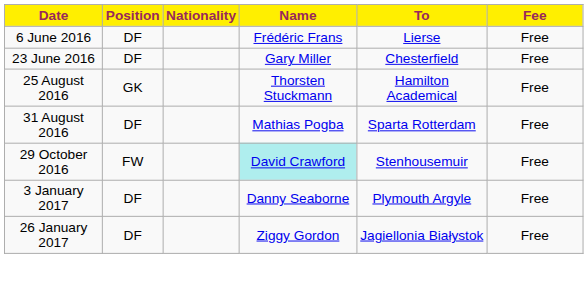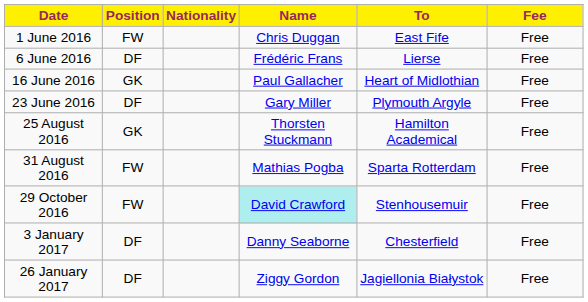+ row: (54, 37)
+ row: (54, 81)
(422, 59) Chesterfield -> (422, 102) Plymouth Argyle
(133, 125) DF -> (133, 168) FW
(422, 199) Plymouth Argyle -> (422, 242) Chesterfield
